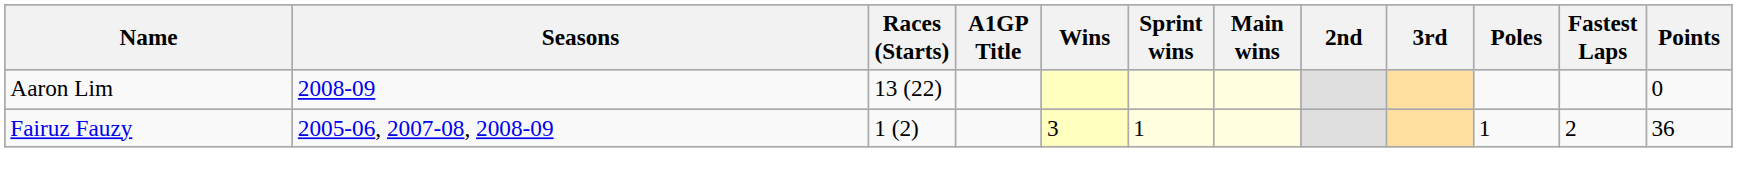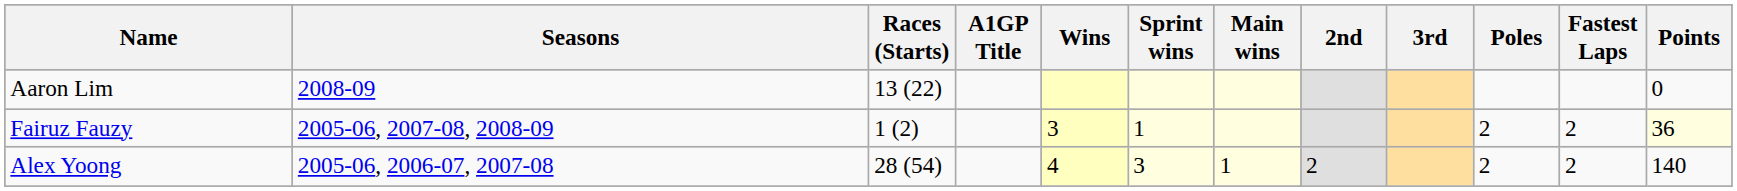(1485, 127) 1 -> (1485, 127) 2
(1663, 127) no background -> (1663, 127) lightyellow background
+ row: (66, 165)
